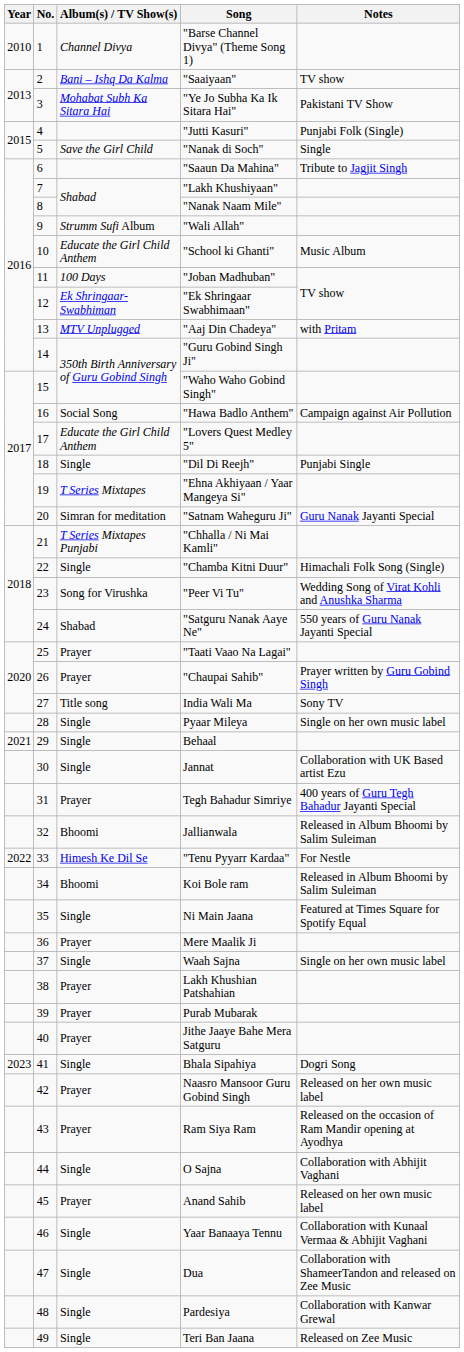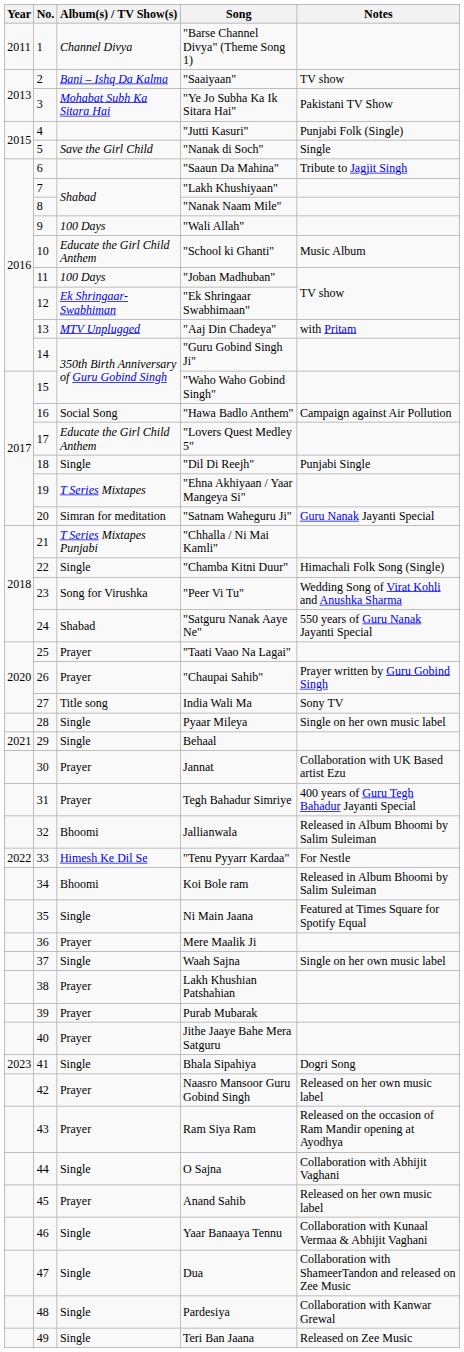(19, 46) 2010 -> (19, 46) 2011
(107, 225) Strumm Sufi Album -> (83, 225) 100 Days
(75, 767) Single -> (76, 767) Prayer
